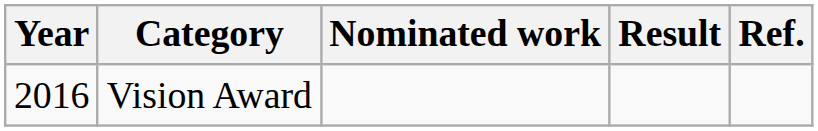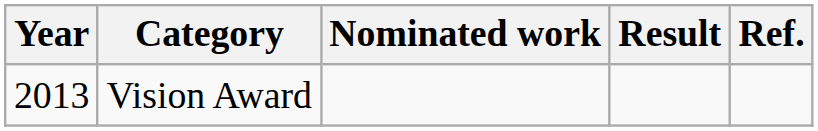(52, 94) 2016 -> (52, 94) 2013
